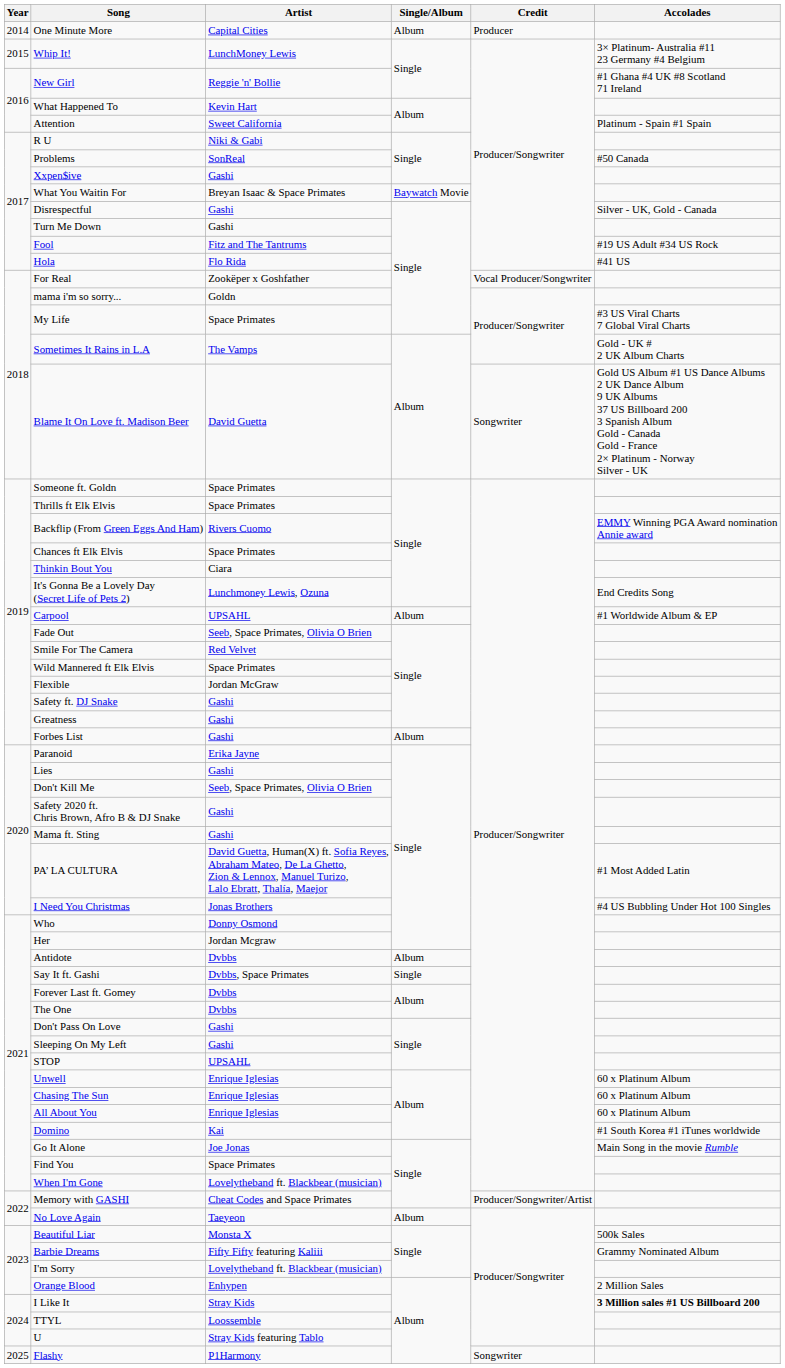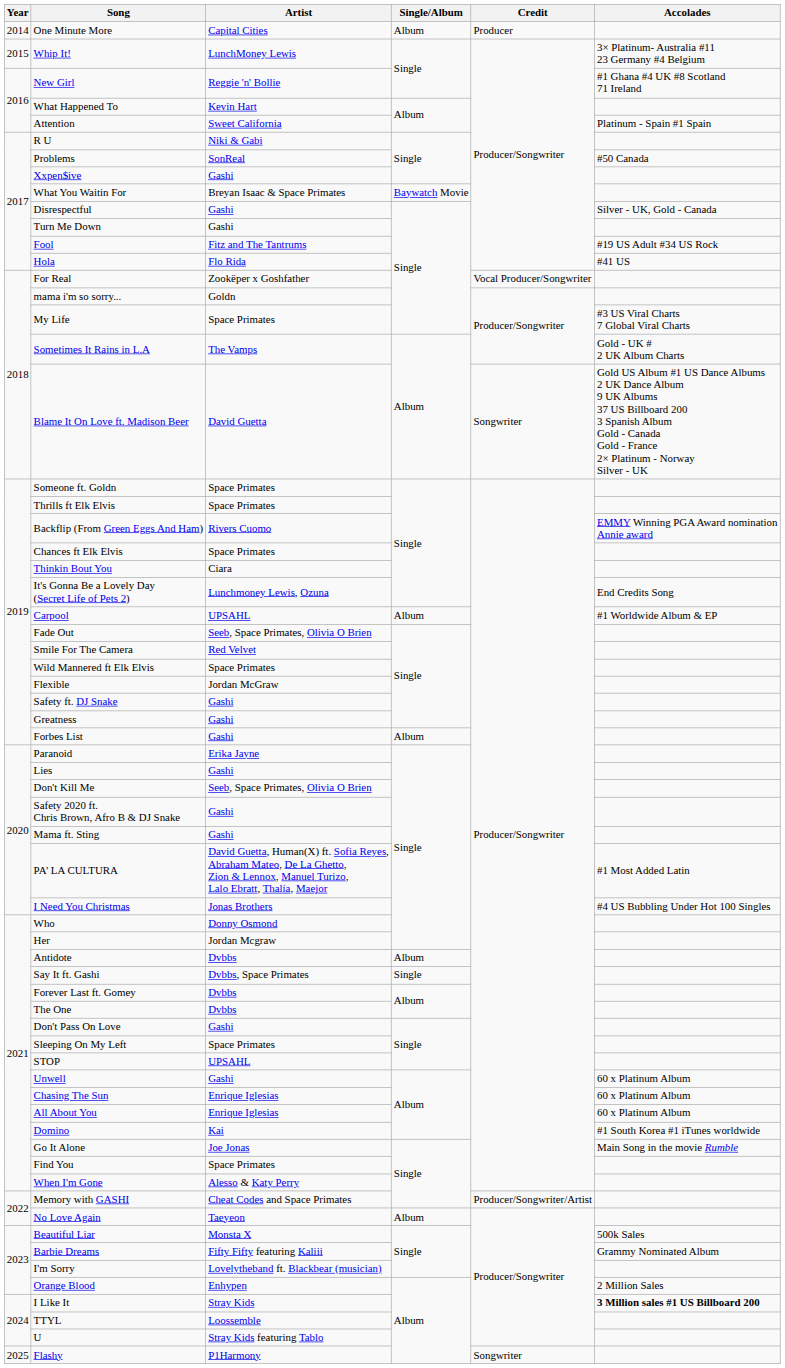(221, 1044) Gashi -> (242, 1044) Space Primates
(243, 1078) Enrique Iglesias -> (221, 1078) Gashi
(295, 1182) Lovelytheband ft. Blackbear (musician) -> (254, 1182) Alesso & Katy Perry
